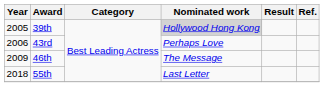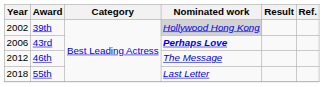(17, 27) 2005 -> (17, 27) 2002
(193, 43) normal -> (195, 43) bold
(17, 58) 2009 -> (17, 58) 2012
